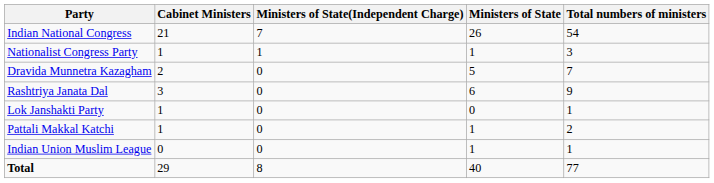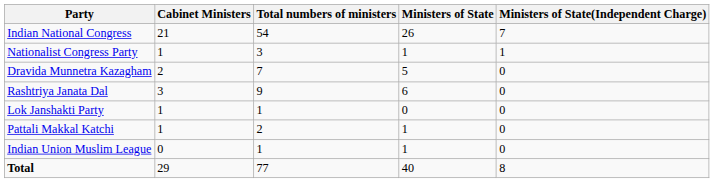columns swapped: (360, 14) <-> (636, 14)
